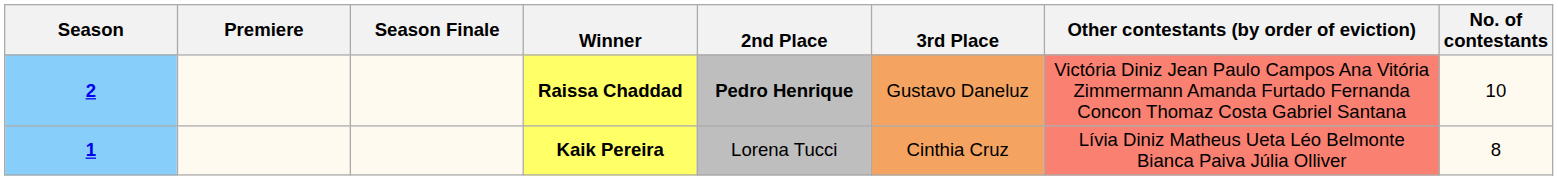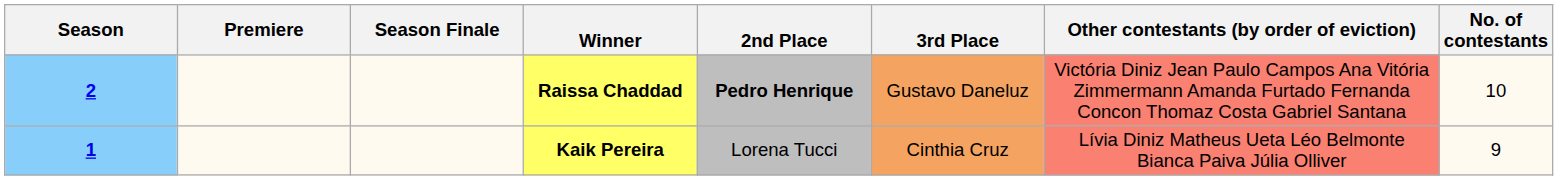(1496, 151) 8 -> (1496, 151) 9
